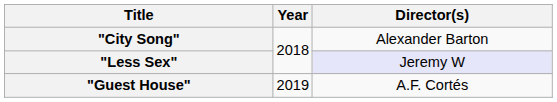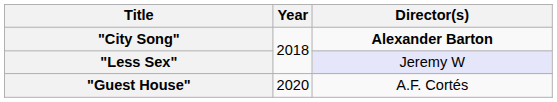(432, 39) normal -> (432, 39) bold
(293, 85) 2019 -> (293, 85) 2020
